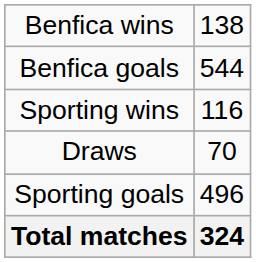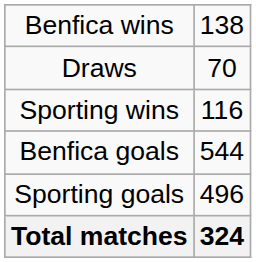rows swapped: (99, 151) <-> (99, 67)
